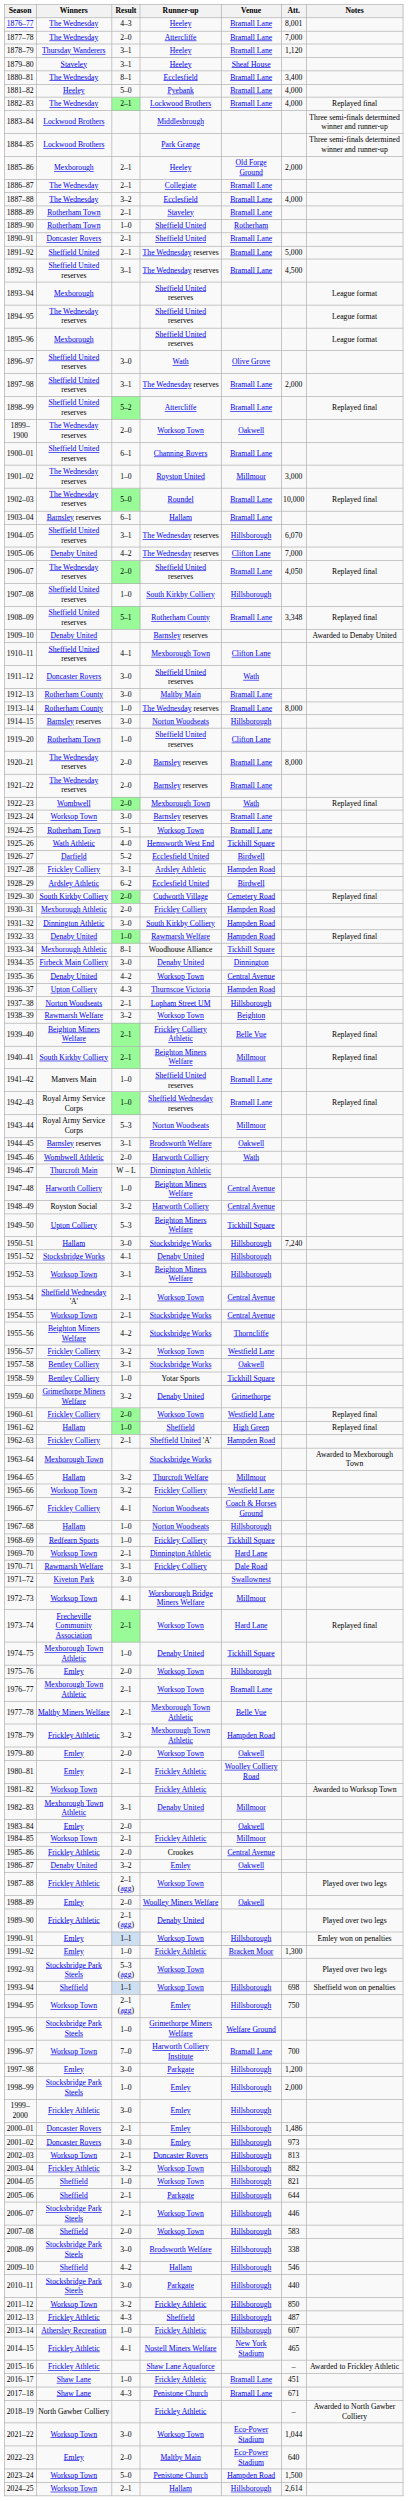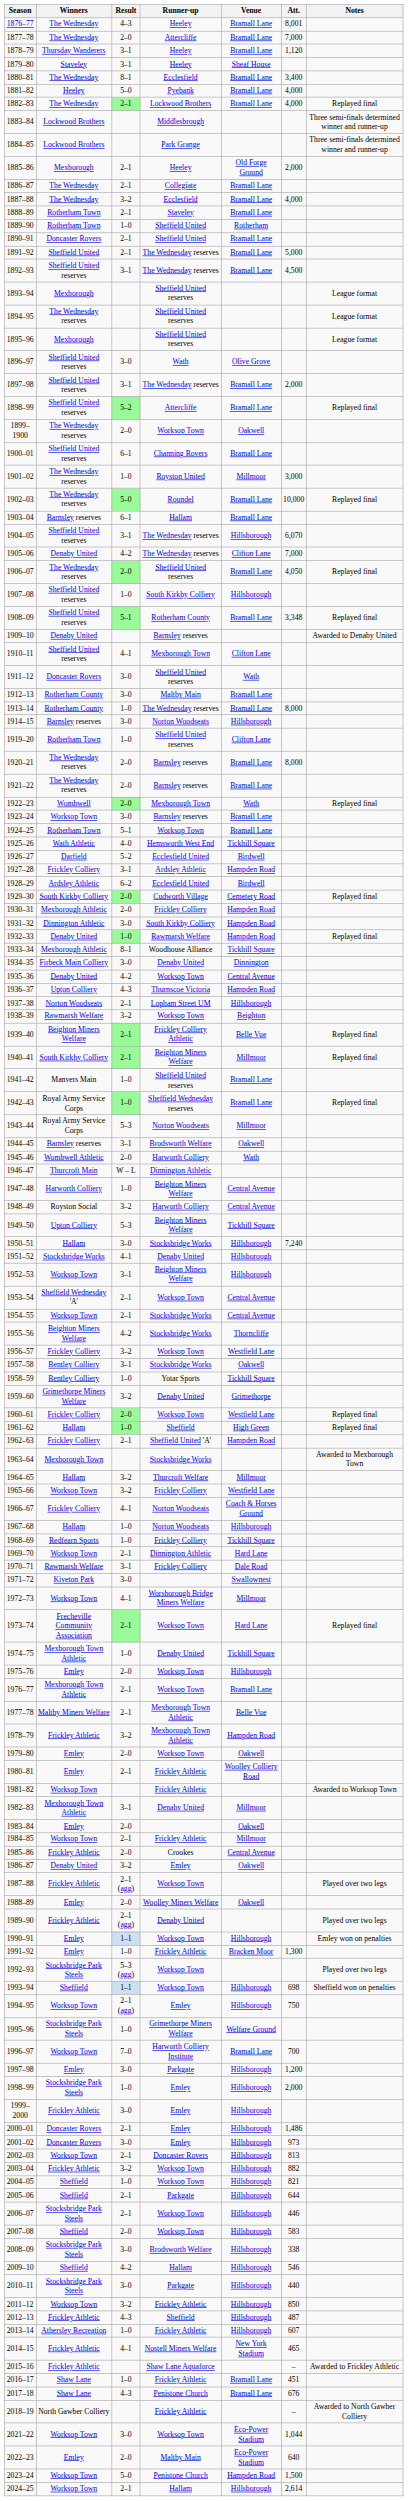(294, 2393) 671 -> (294, 2393) 676
